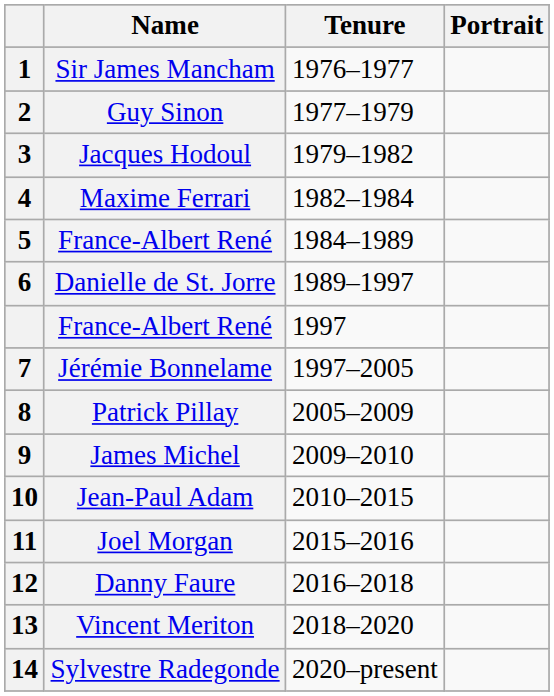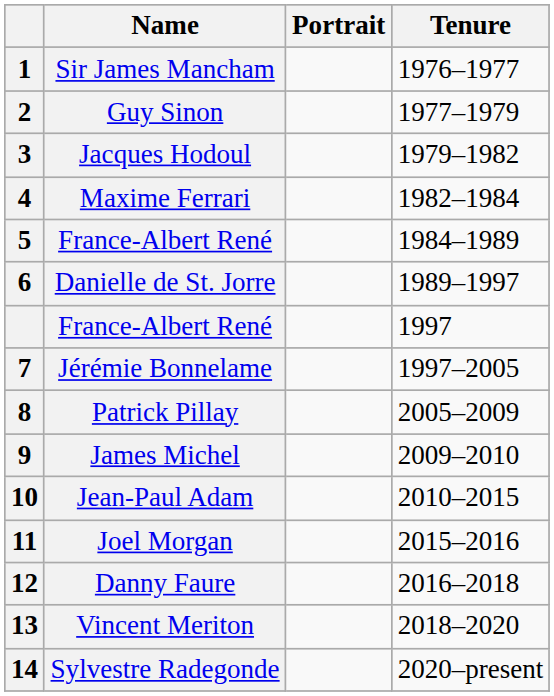columns swapped: (497, 25) <-> (365, 25)
